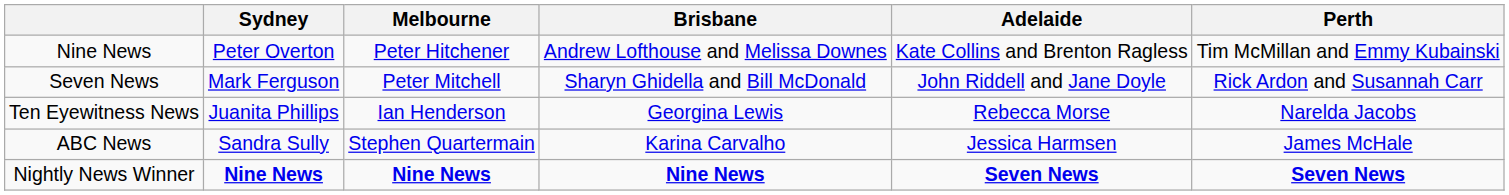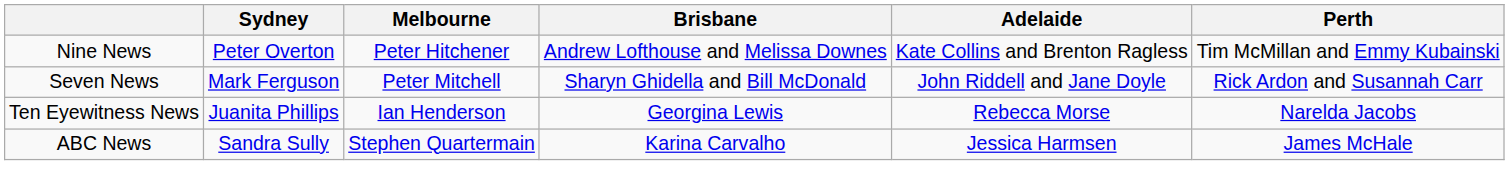- row: (104, 174)
